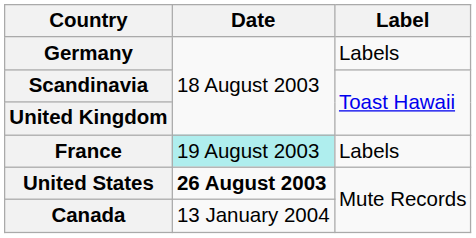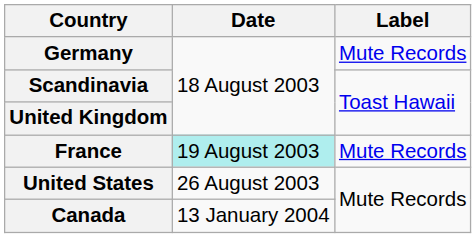(369, 53) Labels -> (403, 53) Mute Records
(369, 150) Labels -> (403, 150) Mute Records
(252, 183) bold -> (248, 183) normal
